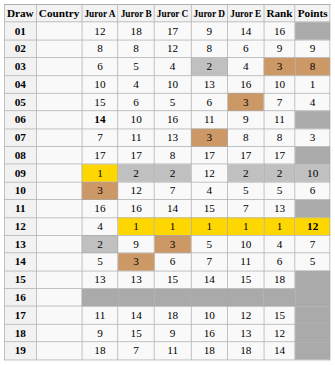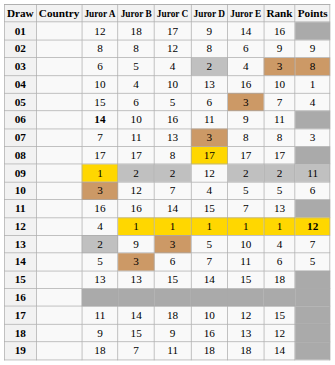(209, 155) no background -> (209, 155) gold background
(313, 173) 10 -> (313, 173) 11
